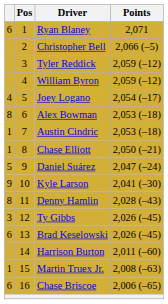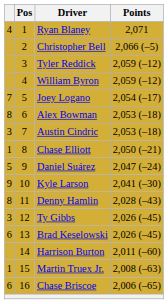(9, 30) 6 -> (9, 30) 4
(9, 98) 4 -> (9, 98) 7
(9, 132) 1 -> (9, 132) 3
